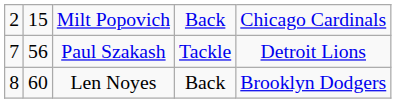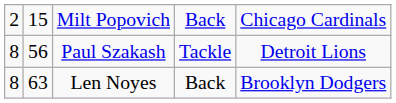(14, 51) 7 -> (14, 51) 8
(38, 82) 60 -> (38, 82) 63
